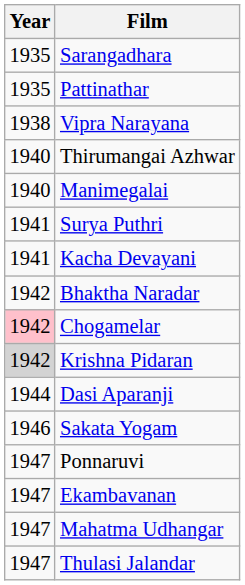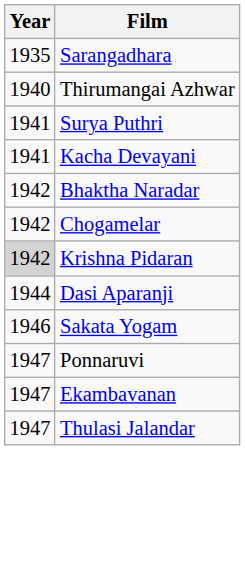- row: (104, 89)
- row: (125, 123)
- row: (114, 190)
(30, 326) pink background -> (30, 224) no background
- row: (142, 529)
